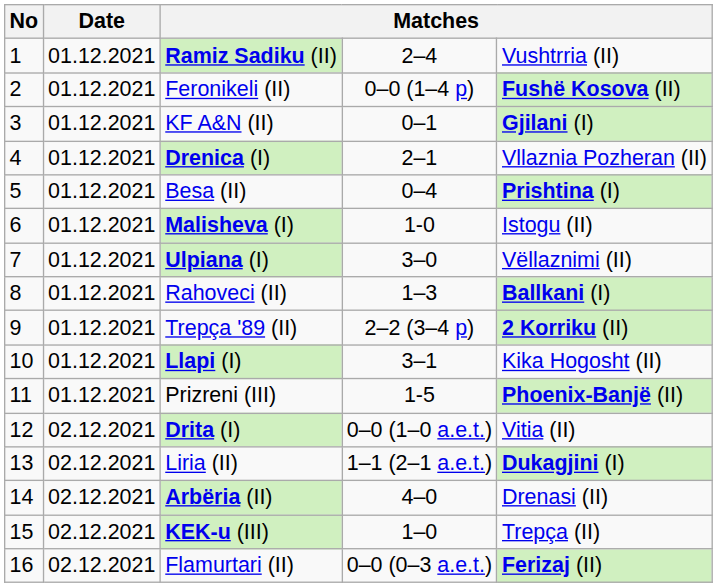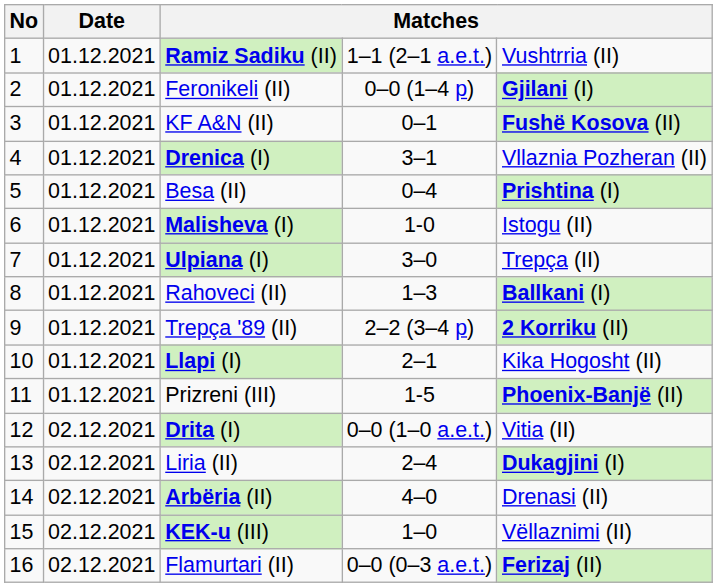(419, 55) 2–4 -> (419, 55) 1–1 (2–1 a.e.t.)
(591, 89) Fushë Kosova (II) -> (548, 89) Gjilani (I)
(548, 123) Gjilani (I) -> (591, 123) Fushë Kosova (II)
(419, 157) 2–1 -> (419, 157) 3–1
(567, 259) Vëllaznimi (II) -> (551, 259) Trepça (II)
(419, 361) 3–1 -> (419, 361) 2–1
(419, 463) 1–1 (2–1 a.e.t.) -> (419, 463) 2–4
(551, 531) Trepça (II) -> (567, 531) Vëllaznimi (II)
